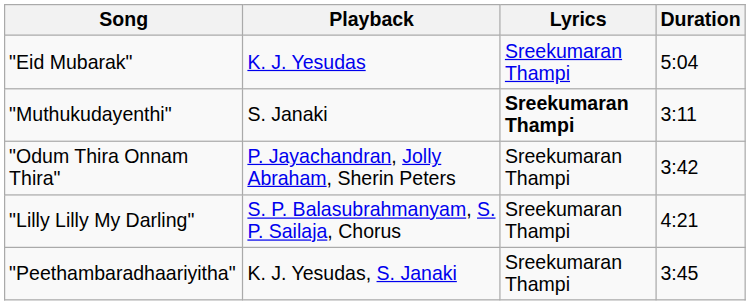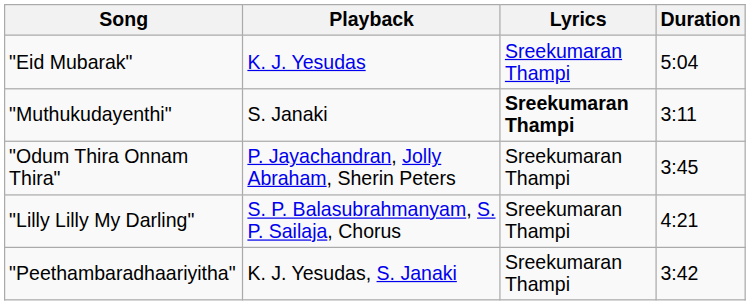(679, 167) 3:42 -> (679, 167) 3:45
(679, 273) 3:45 -> (679, 273) 3:42
